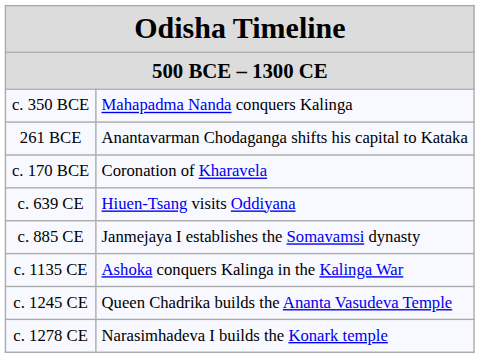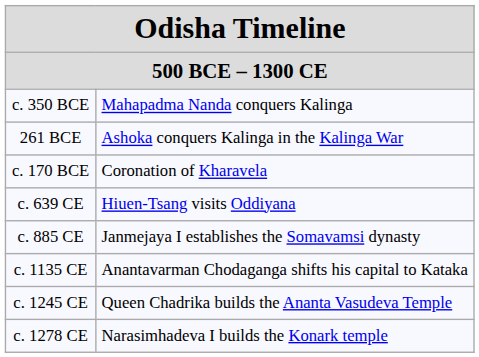(285, 137) Anantavarman Chodaganga shifts his capital to Kataka -> (252, 137) Ashoka conquers Kalinga in the Kalinga War
(252, 269) Ashoka conquers Kalinga in the Kalinga War -> (285, 269) Anantavarman Chodaganga shifts his capital to Kataka
